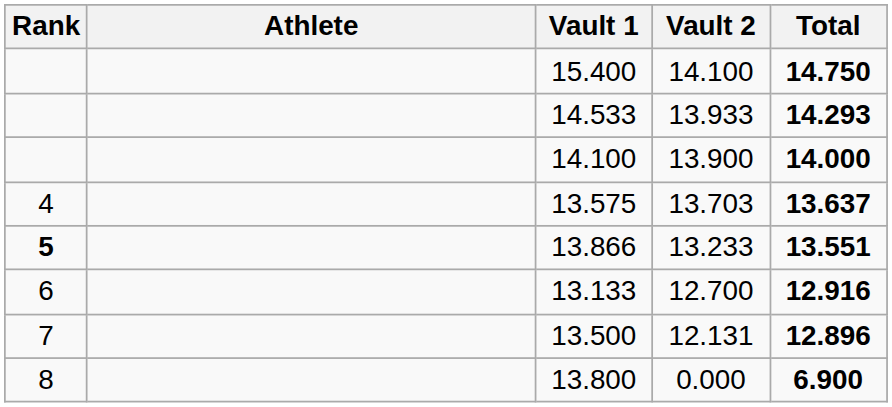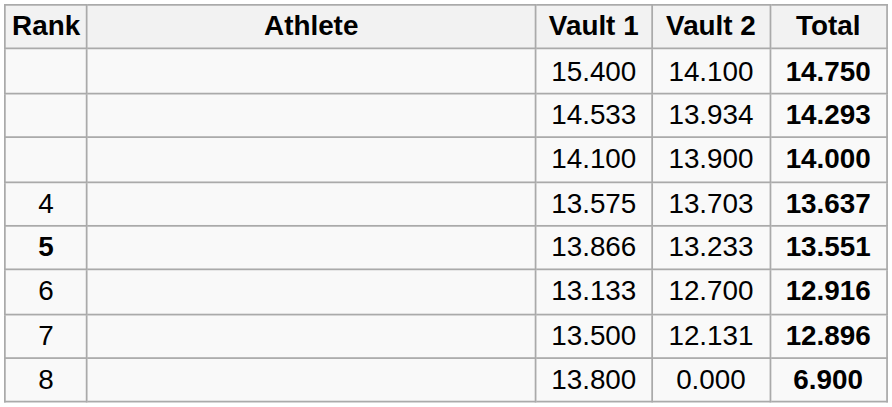(711, 114) 13.933 -> (711, 114) 13.934
